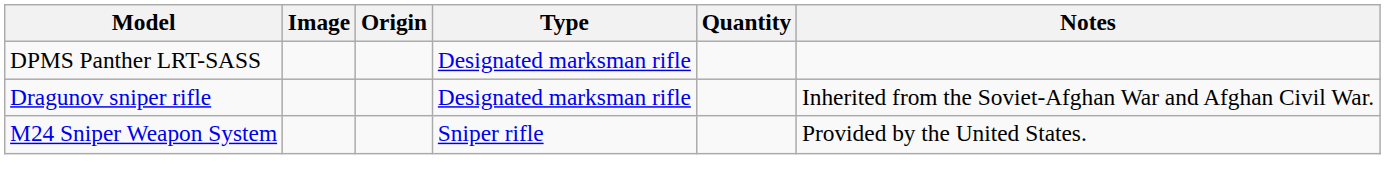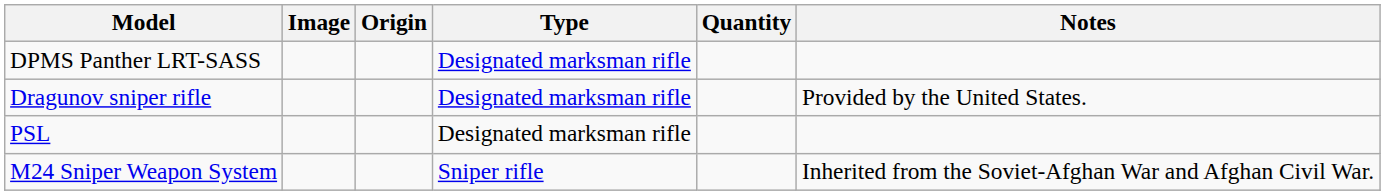(1088, 97) Inherited from the Soviet-Afghan War and Afghan Civil War. -> (944, 97) Provided by the United States.
+ row: (30, 134)
(944, 134) Provided by the United States. -> (1088, 171) Inherited from the Soviet-Afghan War and Afghan Civil War.
